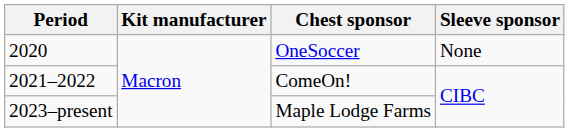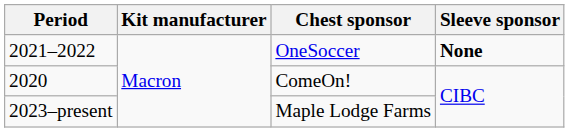(28, 50) 2020 -> (52, 50) 2021–2022
(461, 50) normal -> (461, 50) bold
(52, 80) 2021–2022 -> (28, 80) 2020
